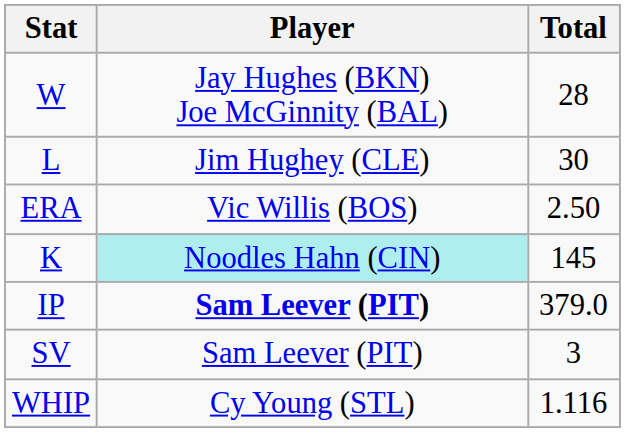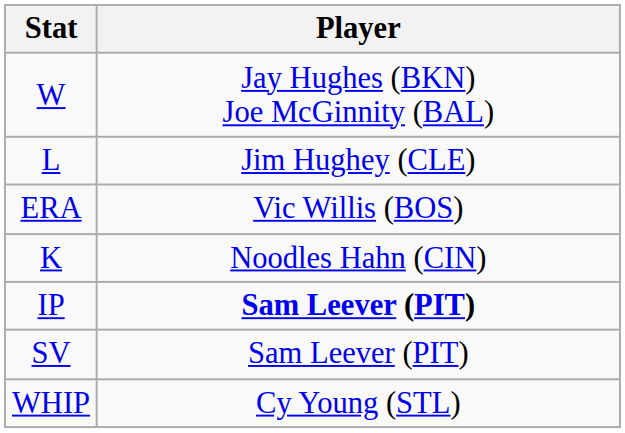- column: (573, 28)
(312, 256) paleturquoise background -> (358, 256) no background
